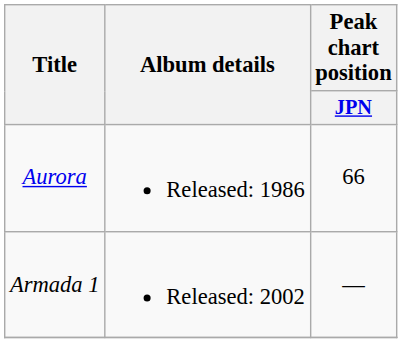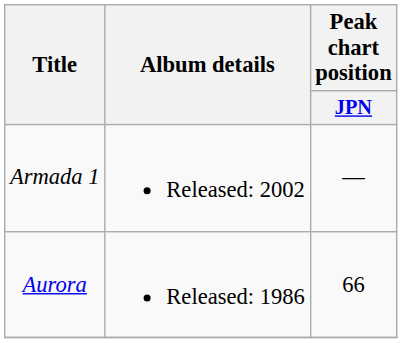rows swapped: (55, 177) <-> (55, 283)
